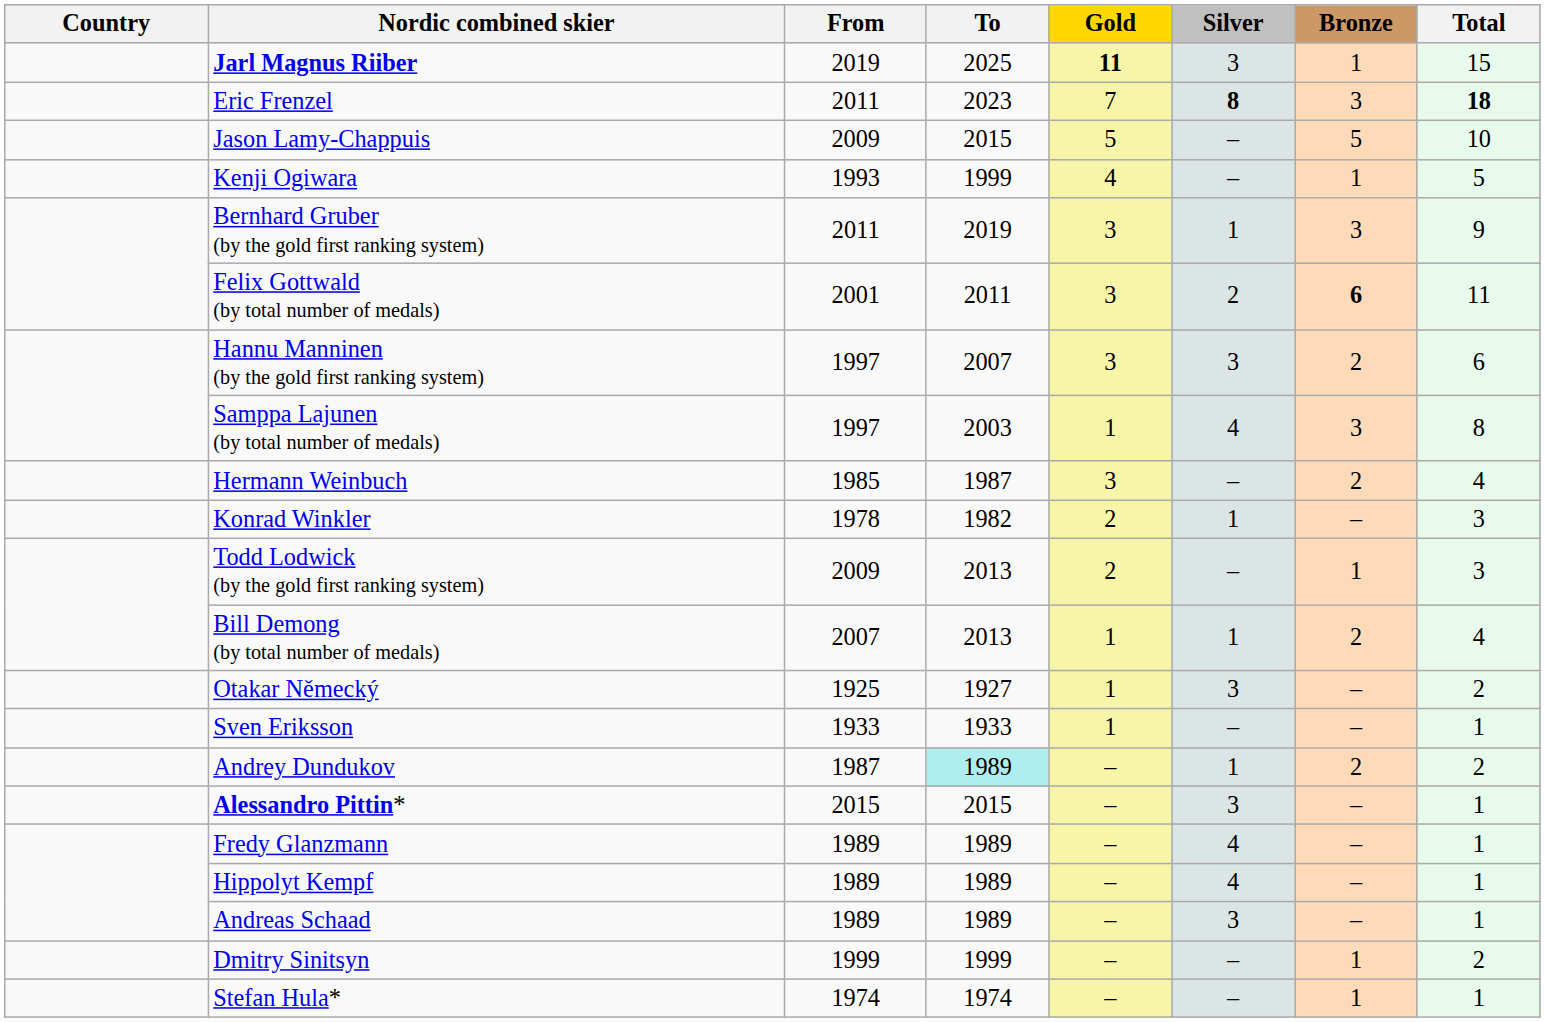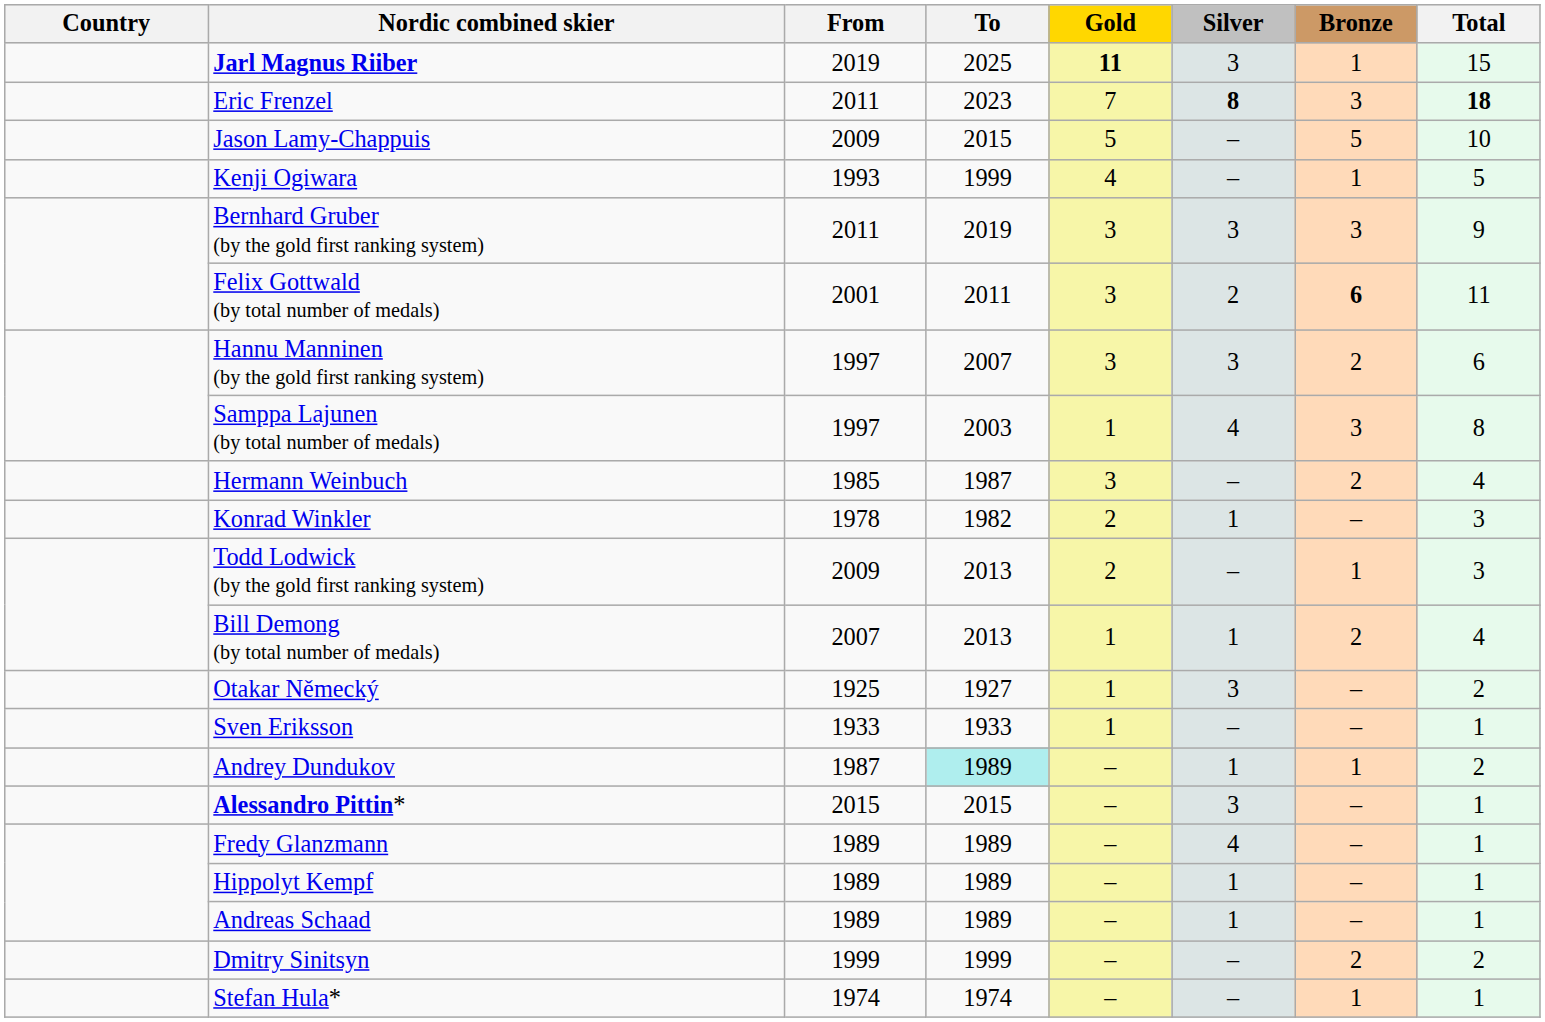(1233, 230) 1 -> (1233, 230) 3
(1356, 766) 2 -> (1356, 766) 1
(1233, 882) 4 -> (1233, 882) 1
(1233, 920) 3 -> (1233, 920) 1
(1356, 959) 1 -> (1356, 959) 2
